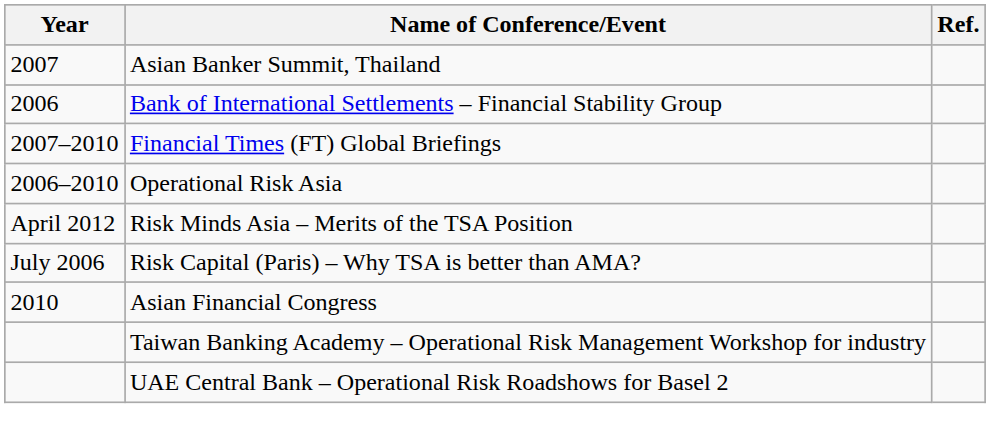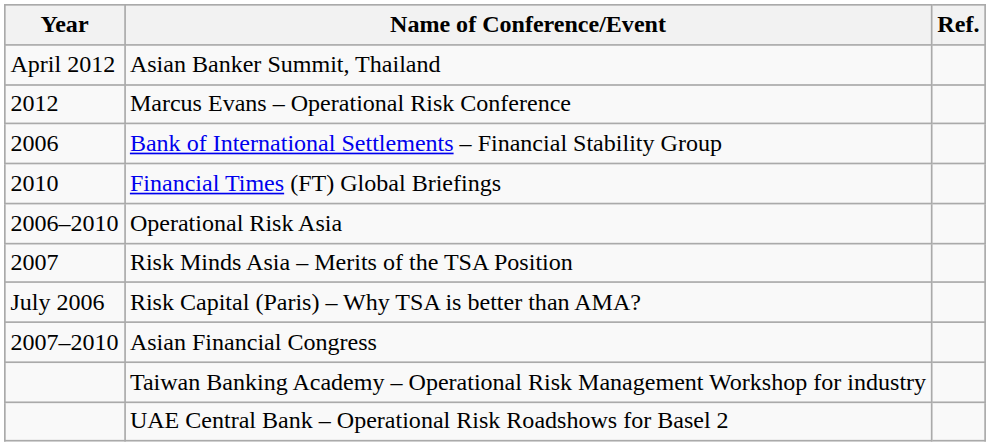(35, 64) 2007 -> (63, 64) April 2012
+ row: (350, 104)
(65, 143) 2007–2010 -> (35, 183) 2010
(63, 223) April 2012 -> (35, 262) 2007
(35, 302) 2010 -> (65, 342) 2007–2010
